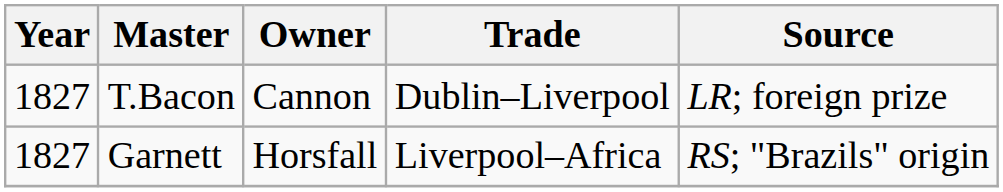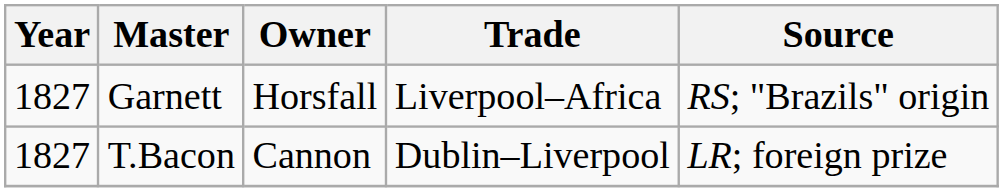rows swapped: (165, 155) <-> (171, 95)
